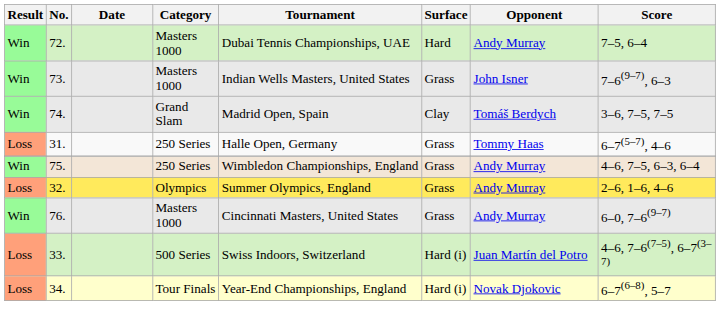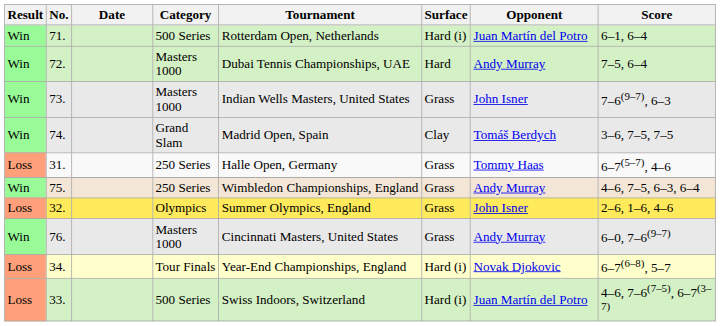+ row: (57, 35)
(509, 187) Andy Murray -> (501, 208) John Isner
rows swapped: (57, 254) <-> (57, 288)
